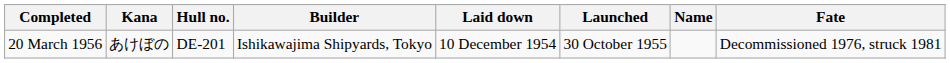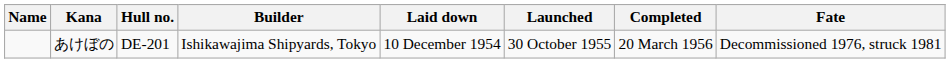columns swapped: (693, 17) <-> (55, 17)
